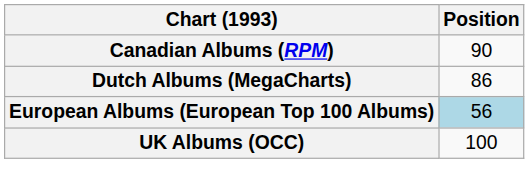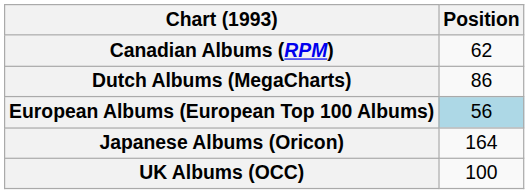(481, 50) 90 -> (481, 50) 62
+ row: (222, 142)
